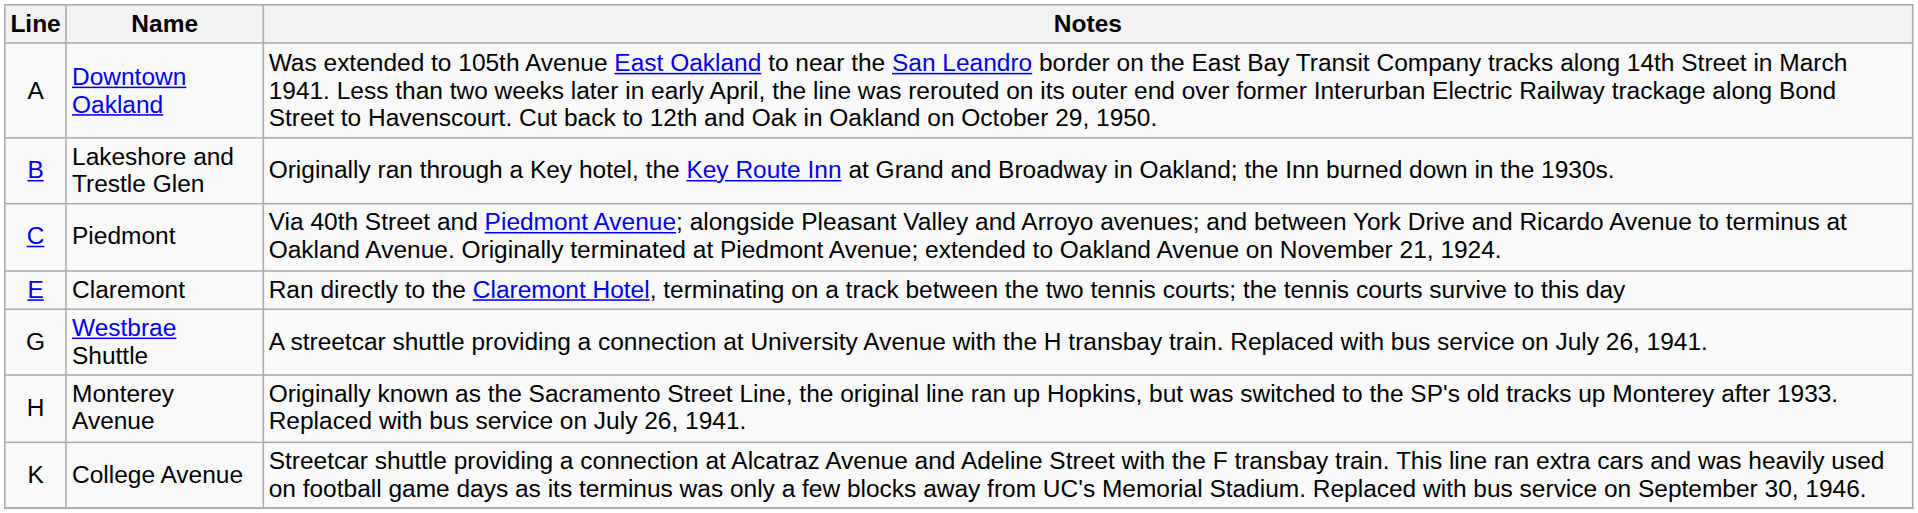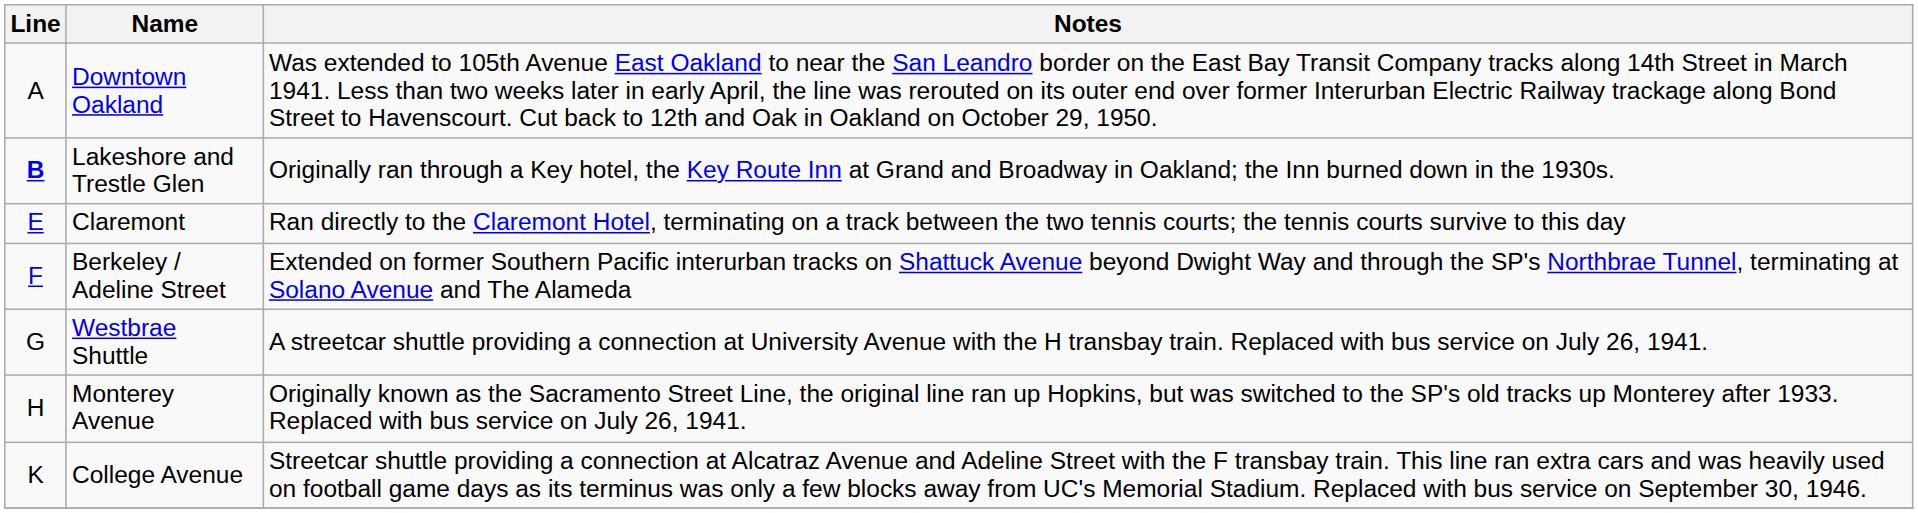(36, 170) normal -> (36, 170) bold
- row: (124, 236)
+ row: (149, 275)
